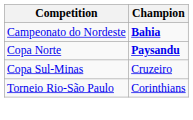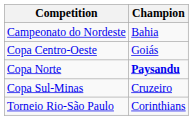(146, 32) bold -> (145, 32) normal
+ row: (52, 50)
